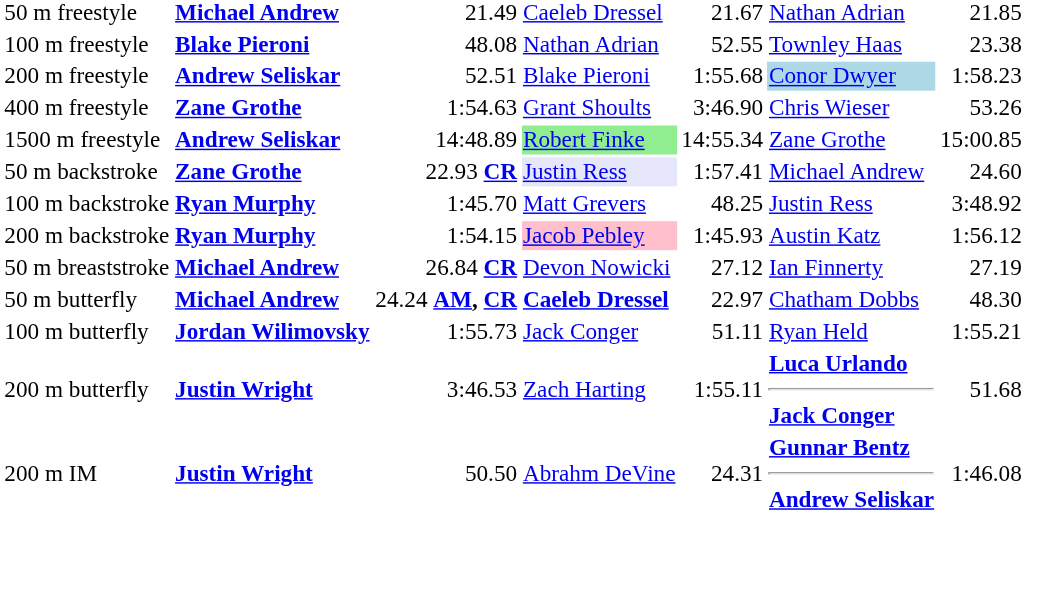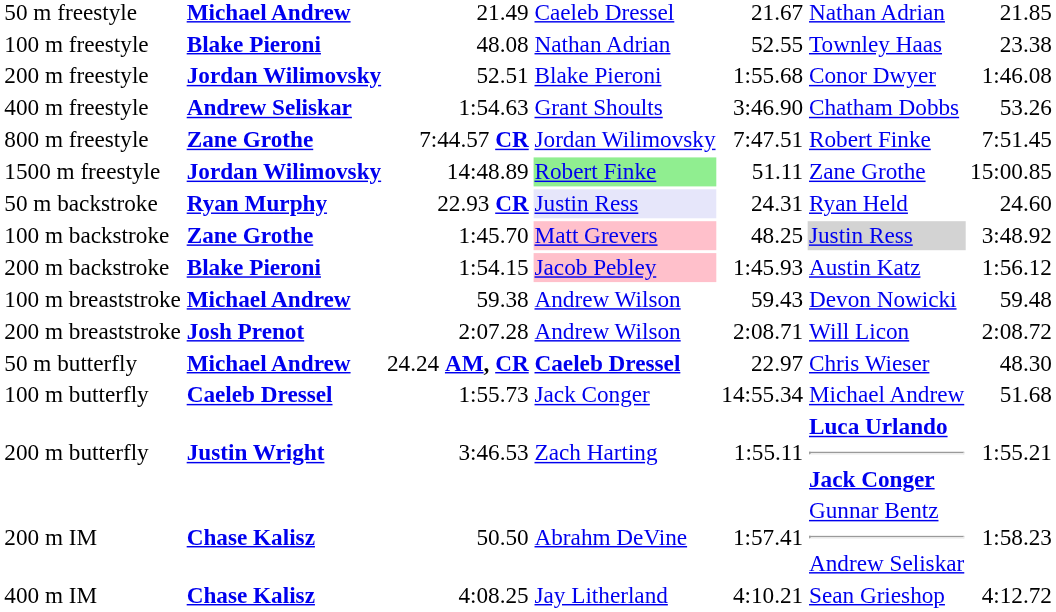(258, 75) Andrew Seliskar -> (284, 75) Jordan Wilimovsky
(832, 75) lightblue background -> (872, 75) no background
(987, 75) 1:58.23 -> (1017, 75) 1:46.08
(238, 107) Zane Grothe -> (269, 107) Andrew Seliskar
(829, 107) Chris Wieser -> (884, 107) Chatham Dobbs
+ row: (77, 139)
(258, 139) Andrew Seliskar -> (284, 171) Jordan Wilimovsky
(722, 139) 14:55.34 -> (778, 171) 51.11
(238, 171) Zane Grothe -> (257, 203) Ryan Murphy
(728, 171) 1:57.41 -> (777, 203) 24.31
(847, 171) Michael Andrew -> (858, 203) Ryan Held
(245, 203) Ryan Murphy -> (250, 235) Zane Grothe
(584, 203) no background -> (596, 235) pink background
(821, 203) no background -> (861, 235) lightgrey background
(245, 235) Ryan Murphy -> (254, 267) Blake Pieroni
- row: (87, 267)
+ row: (93, 299)
+ row: (93, 331)
(844, 299) Chatham Dobbs -> (869, 363) Chris Wieser
(272, 331) Jordan Wilimovsky -> (260, 394) Caeleb Dressel
(737, 331) 51.11 -> (762, 394) 14:55.34
(818, 331) Ryan Held -> (887, 394) Michael Andrew
(987, 331) 1:55.21 -> (1026, 394) 51.68
(996, 389) 51.68 -> (1017, 452) 1:55.21
(244, 473) Justin Wright -> (251, 537) Chase Kalisz
(737, 473) 24.31 -> (768, 537) 1:57.41
(852, 473) bold -> (887, 537) normal
(987, 473) 1:46.08 -> (1017, 537) 1:58.23
+ row: (51, 595)
